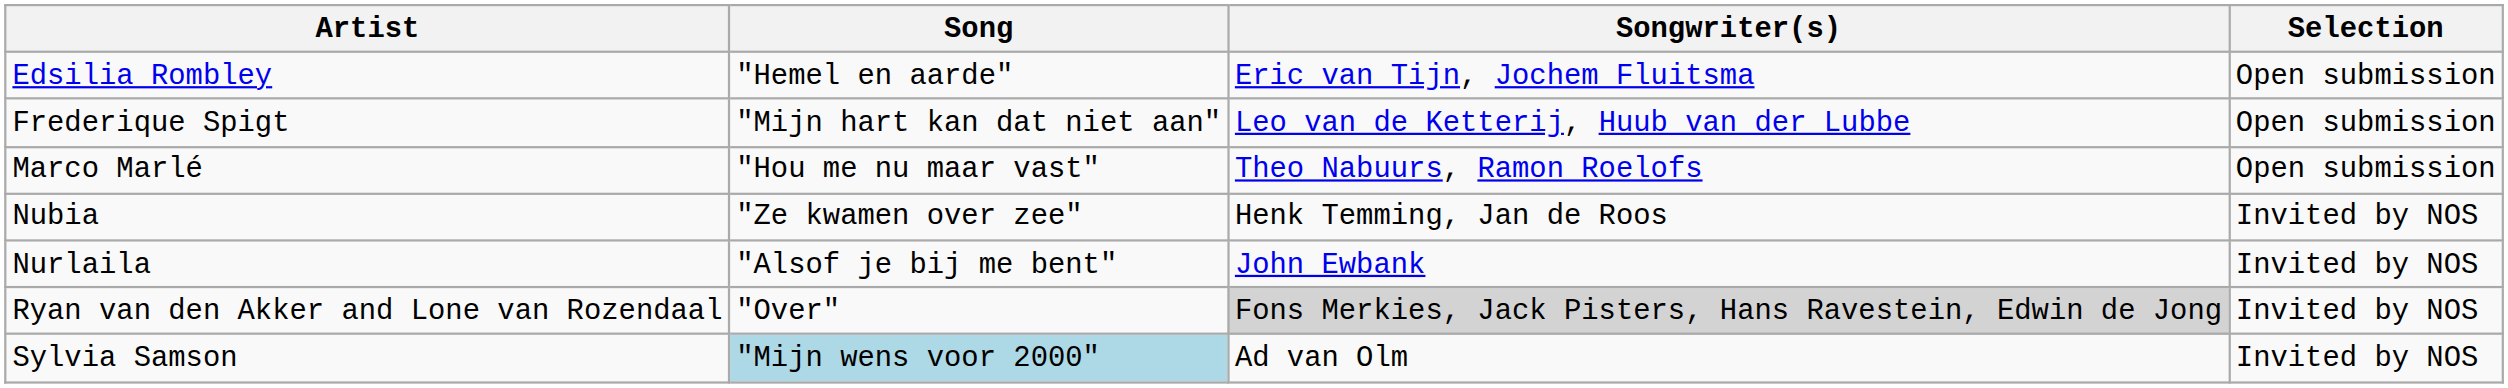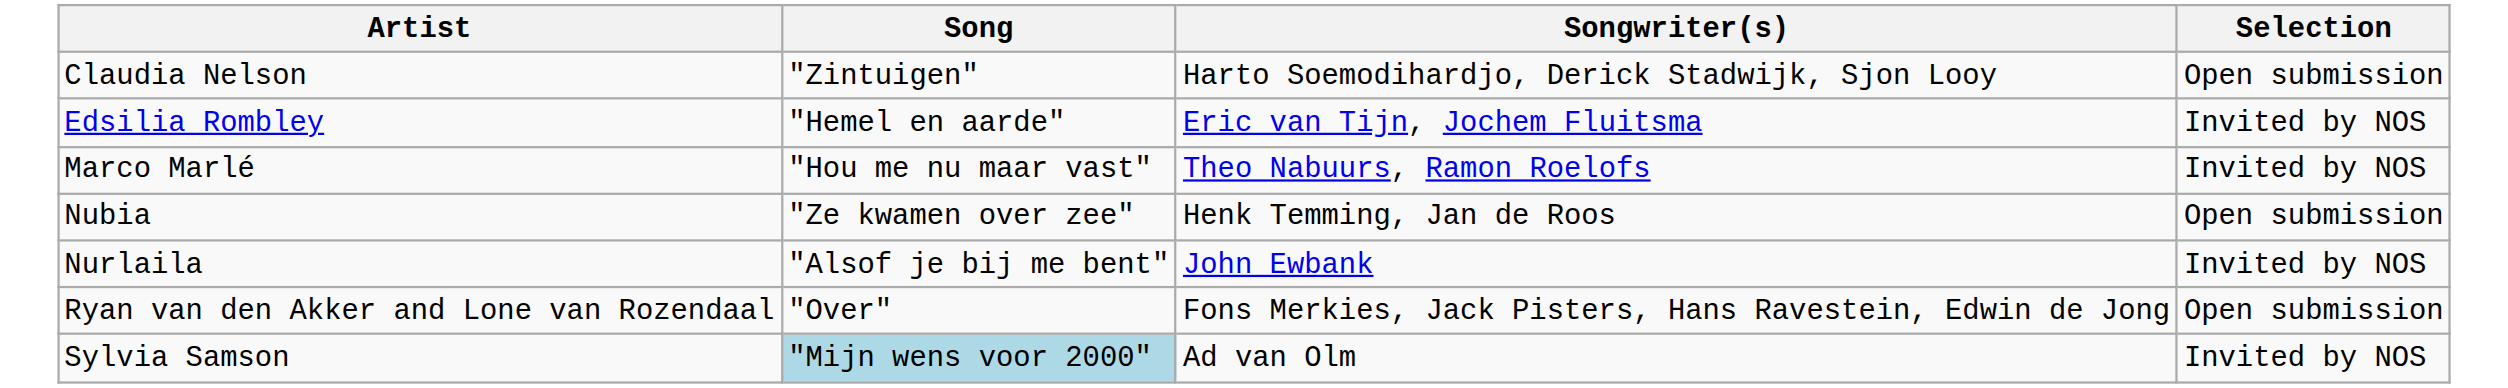+ row: (186, 76)
(2366, 76) Open submission -> (2305, 123) Invited by NOS
- row: (151, 123)
(2366, 170) Open submission -> (2305, 170) Invited by NOS
(2357, 217) Invited by NOS -> (2314, 217) Open submission
(1728, 311) lightgrey background -> (1677, 311) no background
(2357, 311) Invited by NOS -> (2314, 311) Open submission
